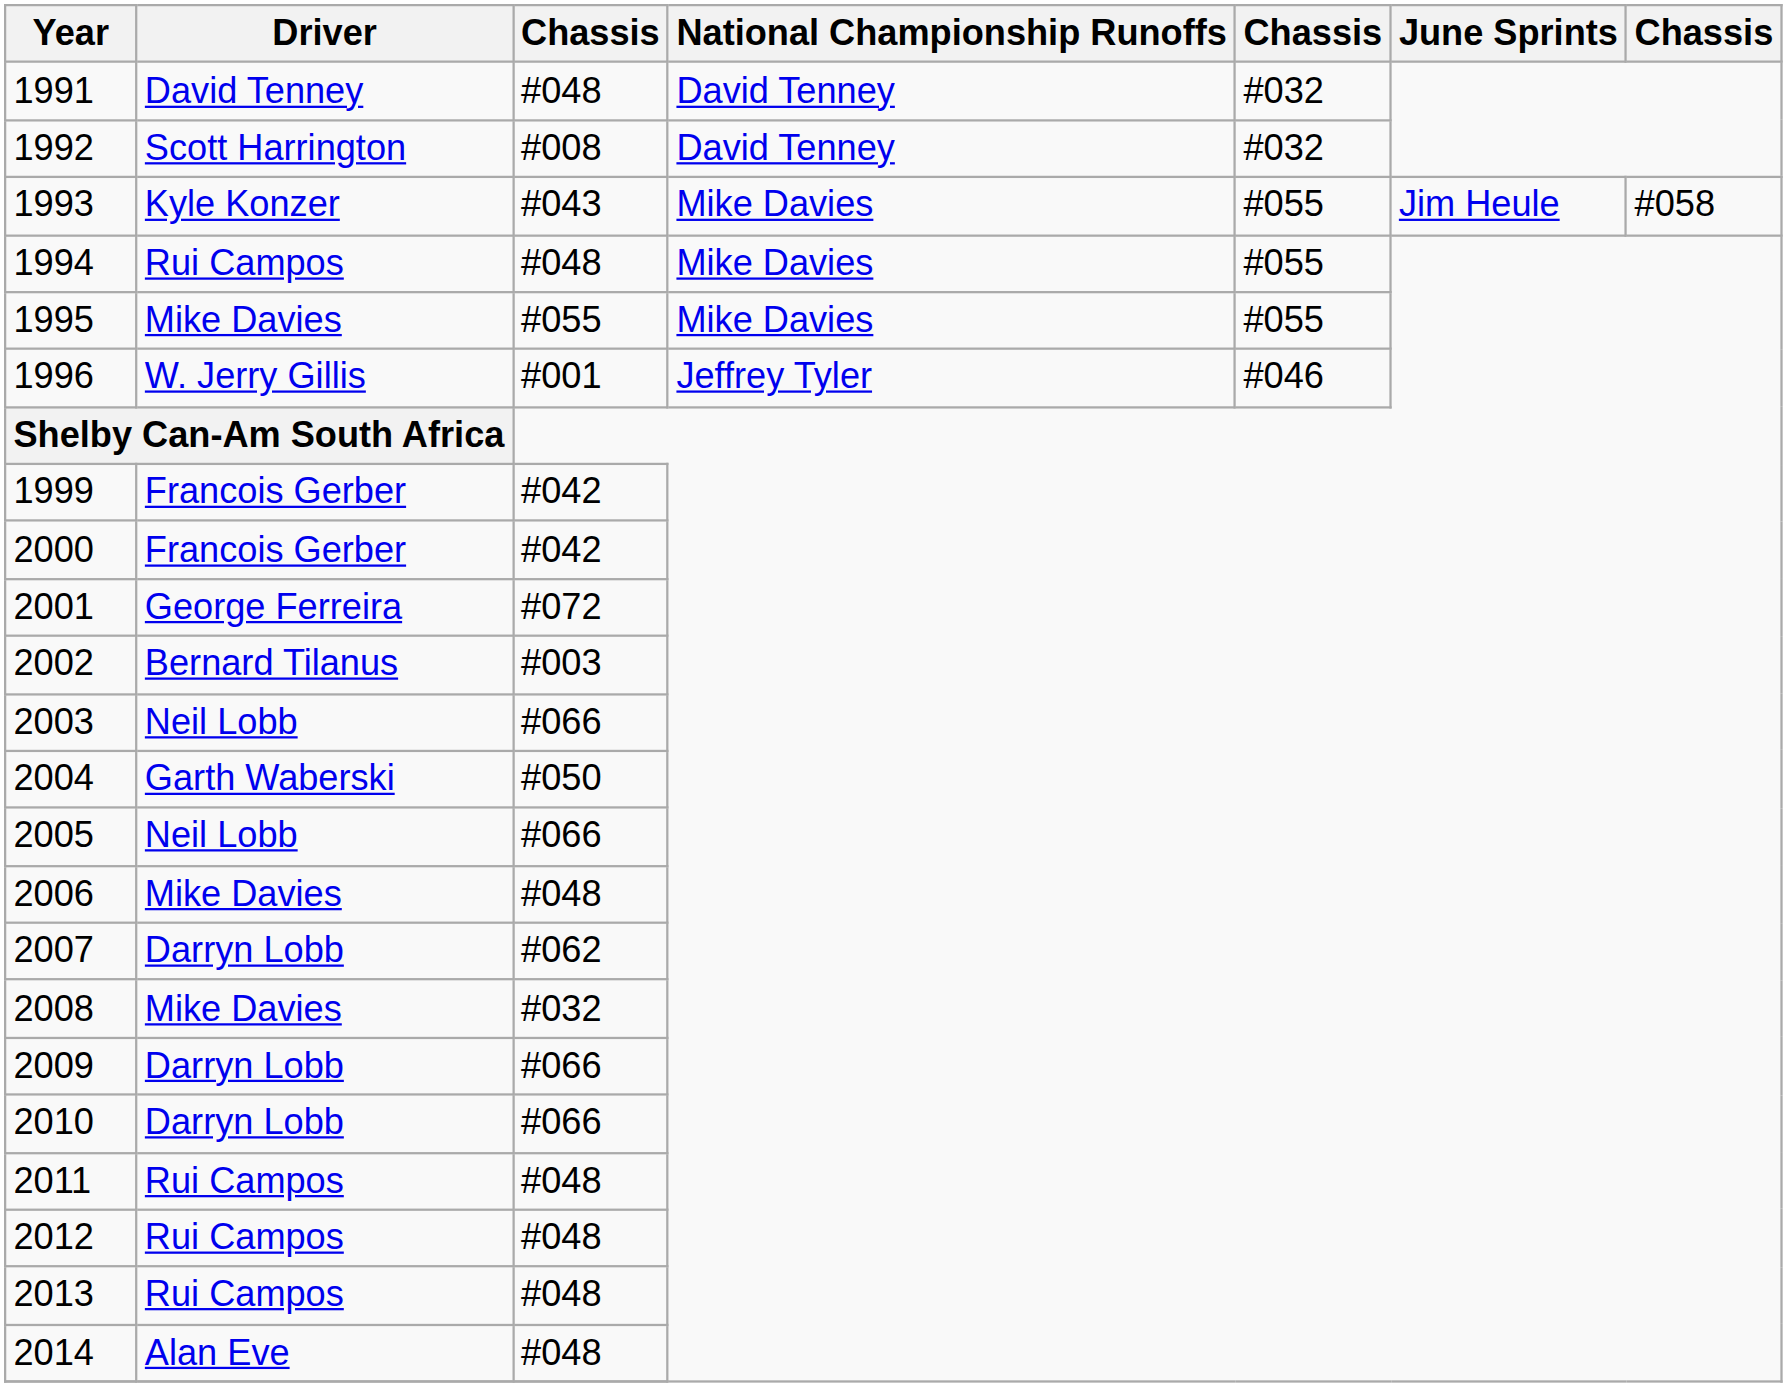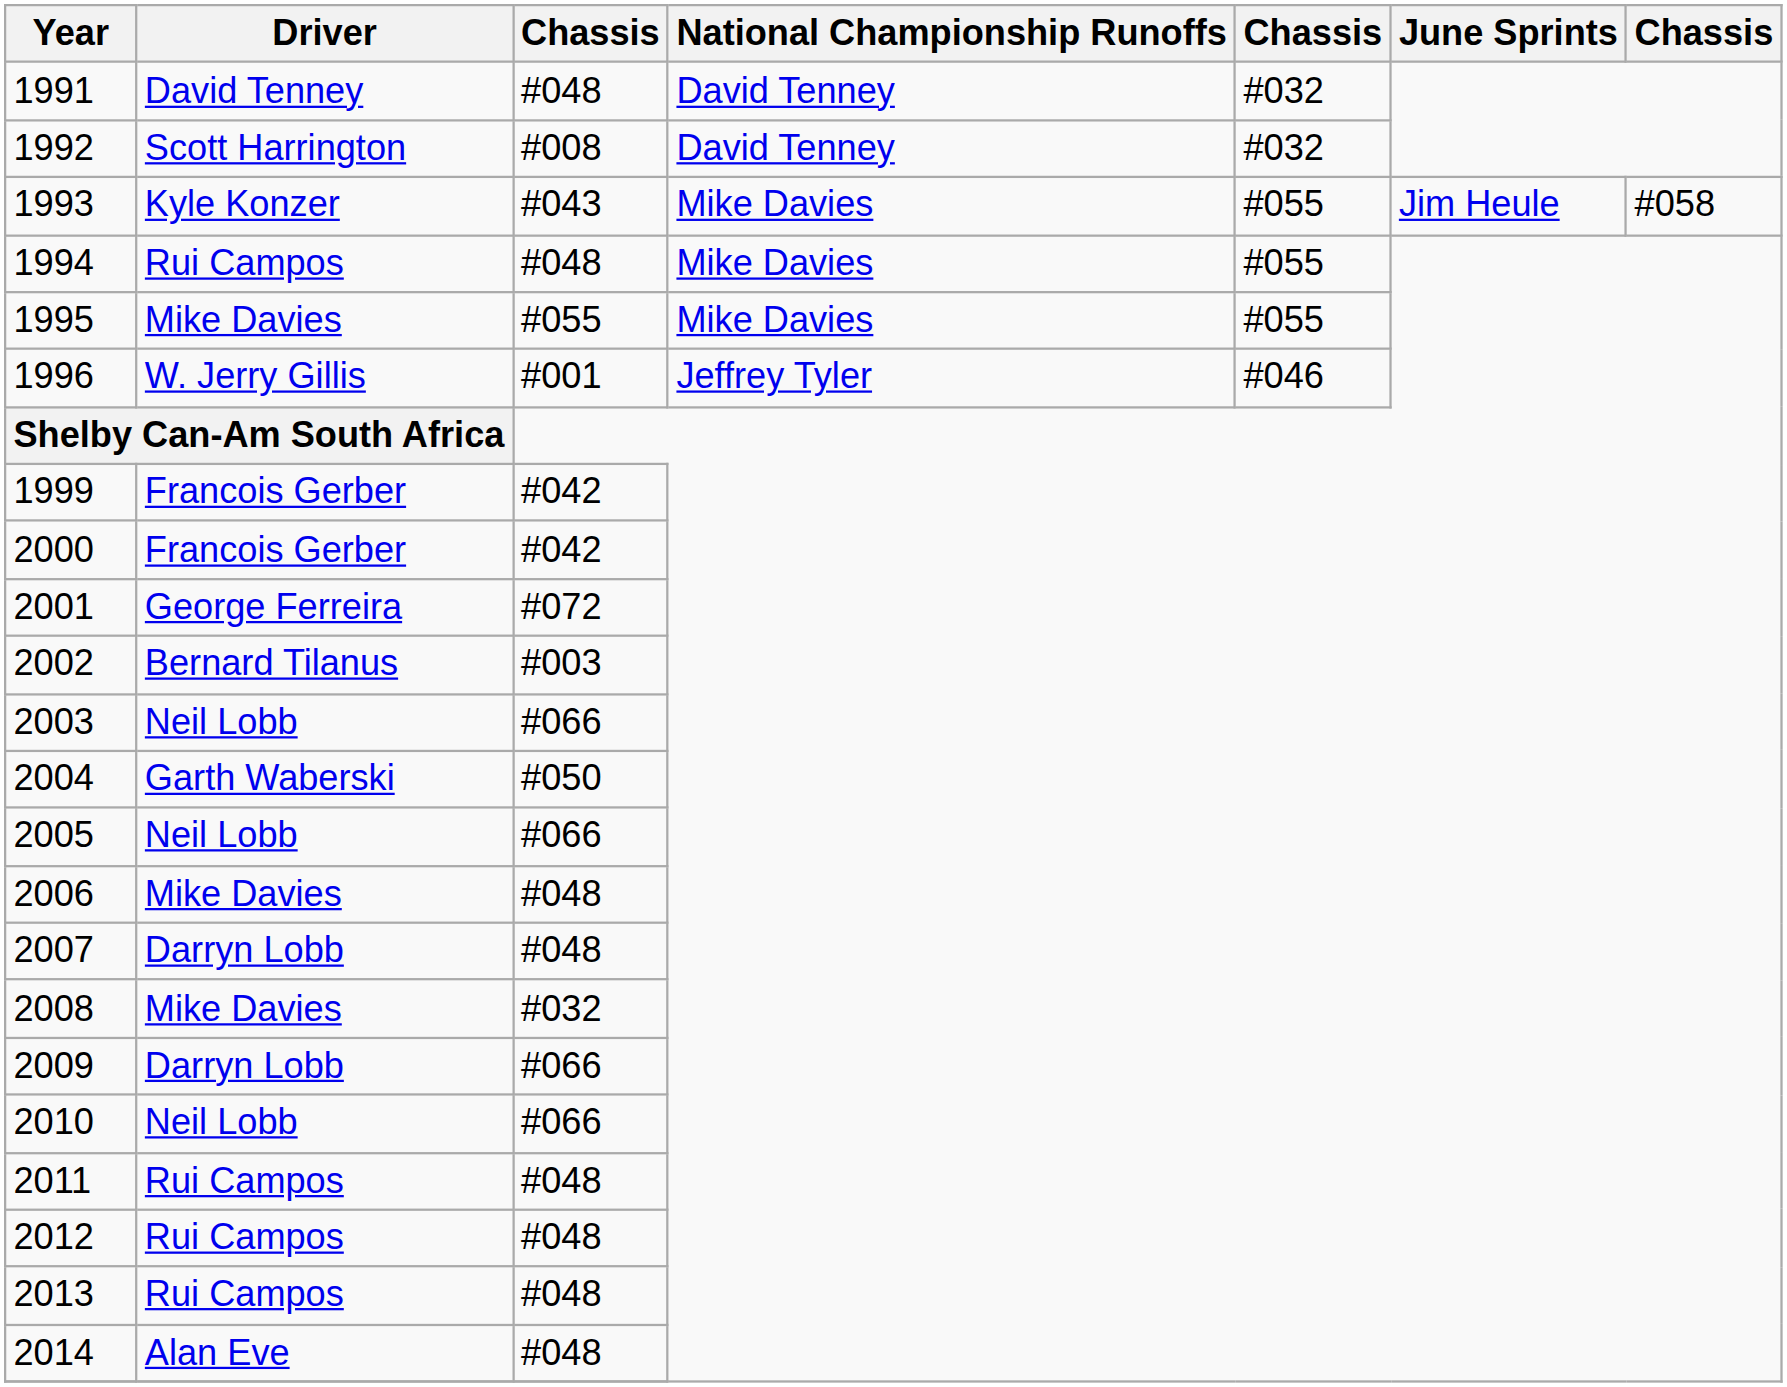(561, 950) #062 -> (561, 950) #048
(244, 1122) Darryn Lobb -> (221, 1122) Neil Lobb
